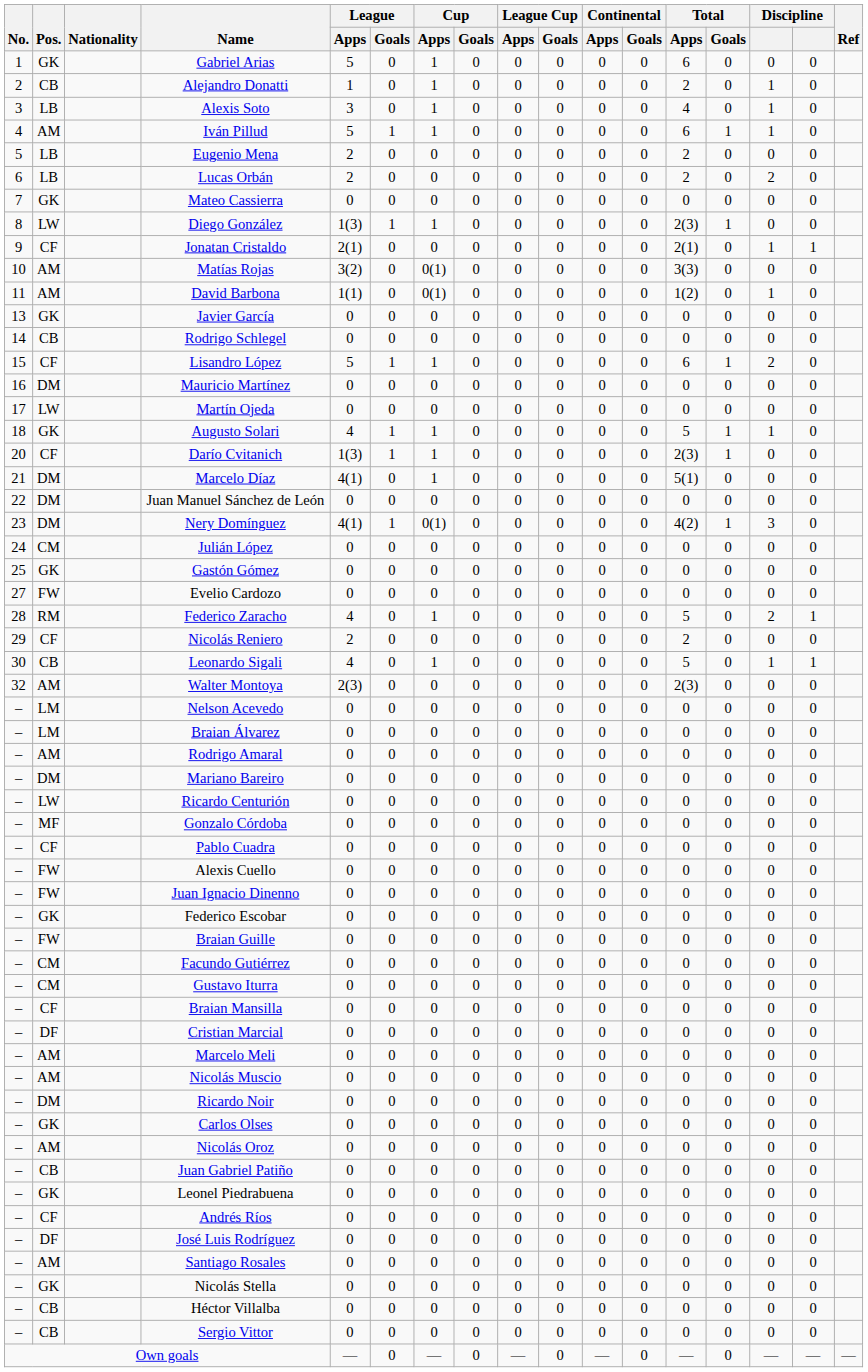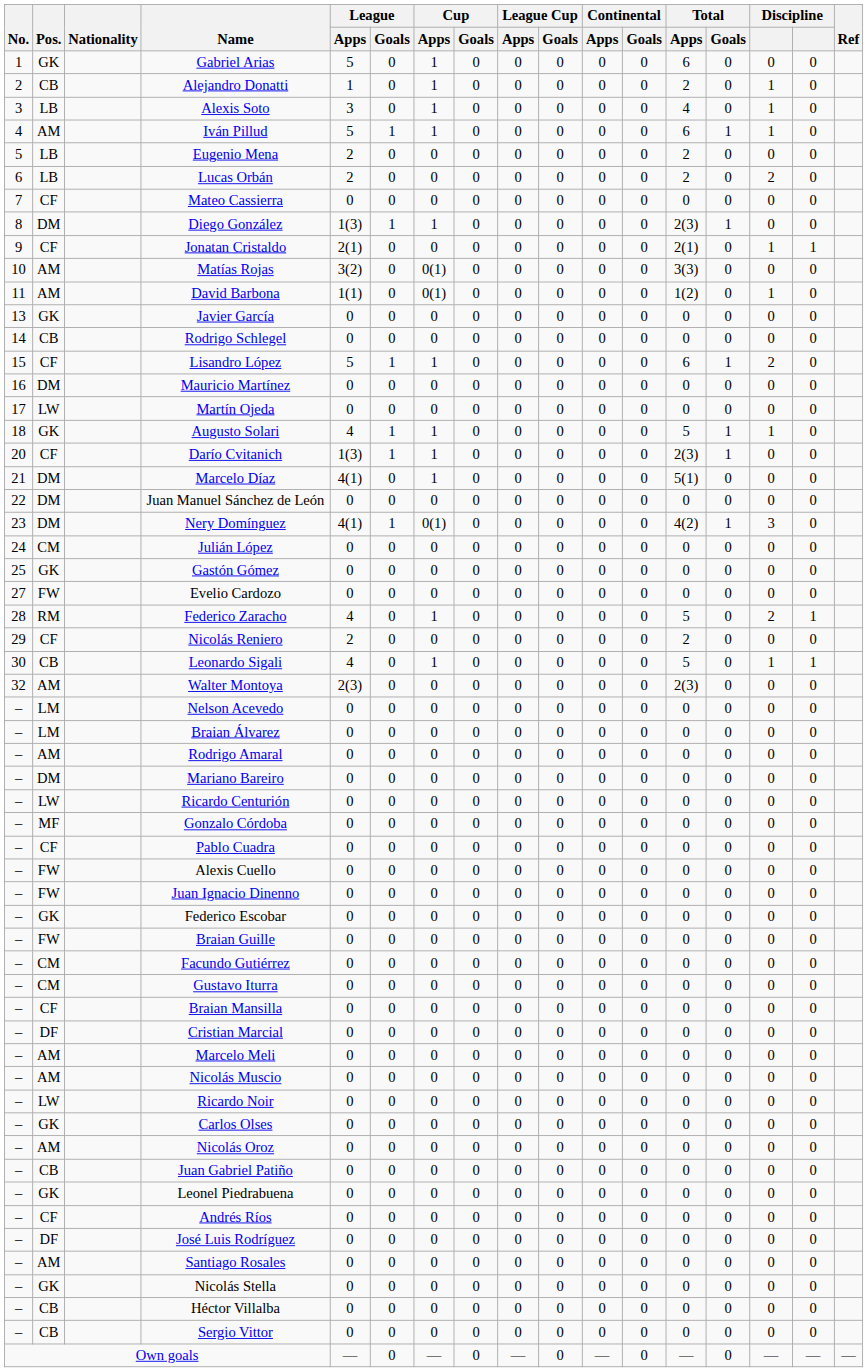(49, 200) GK -> (49, 200) CF
(49, 223) LW -> (49, 223) DM
(49, 1101) DM -> (49, 1101) LW
